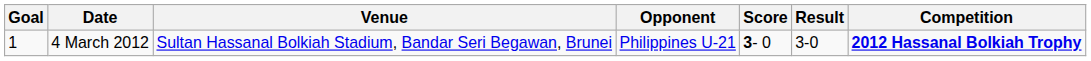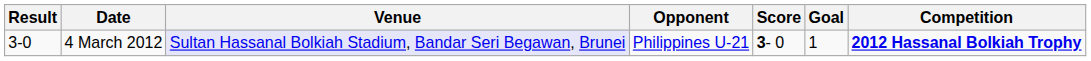columns swapped: (26, 18) <-> (820, 18)
(384, 43) no background -> (398, 43) lavender background
